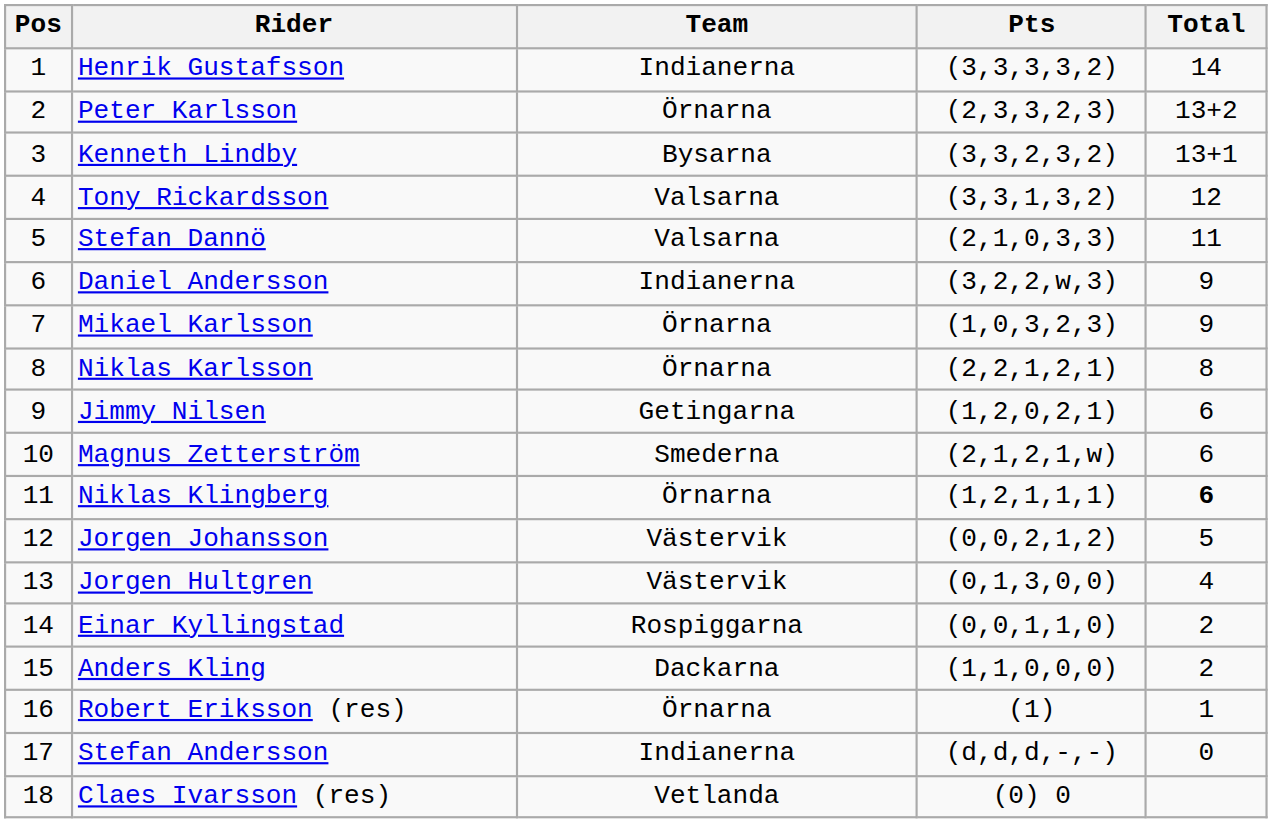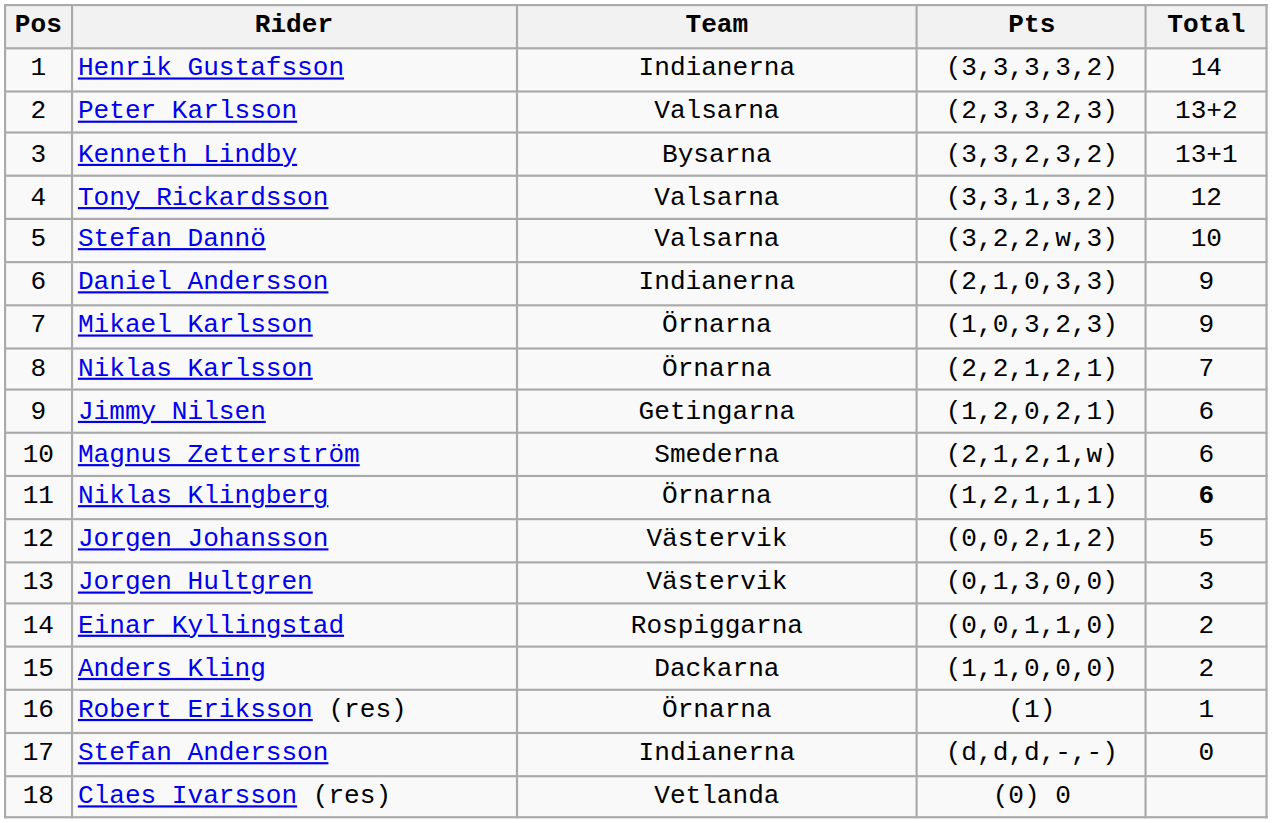(717, 112) Örnarna -> (717, 112) Valsarna
(1032, 241) (2,1,0,3,3) -> (1032, 241) (3,2,2,w,3)
(1206, 241) 11 -> (1206, 241) 10
(1032, 283) (3,2,2,w,3) -> (1032, 283) (2,1,0,3,3)
(1206, 369) 8 -> (1206, 369) 7
(1206, 583) 4 -> (1206, 583) 3
